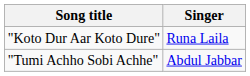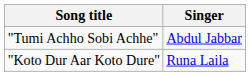rows swapped: (83, 60) <-> (84, 37)
